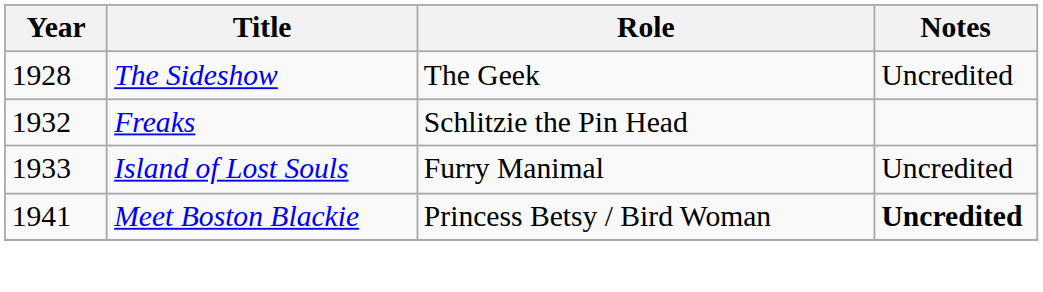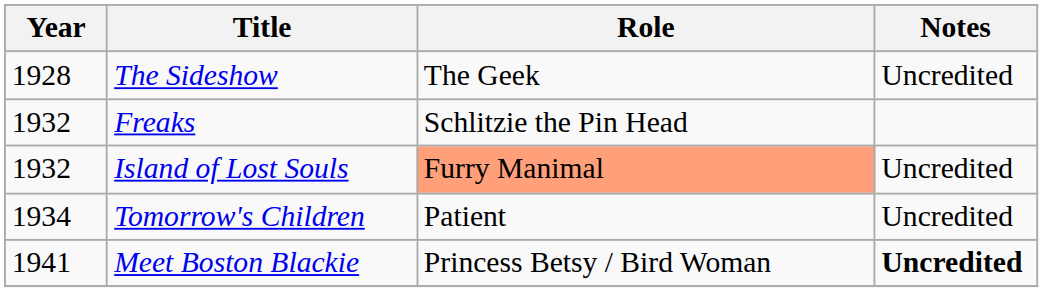(41, 168) 1933 -> (41, 168) 1932
(514, 168) no background -> (514, 168) lightsalmon background
+ row: (239, 215)
